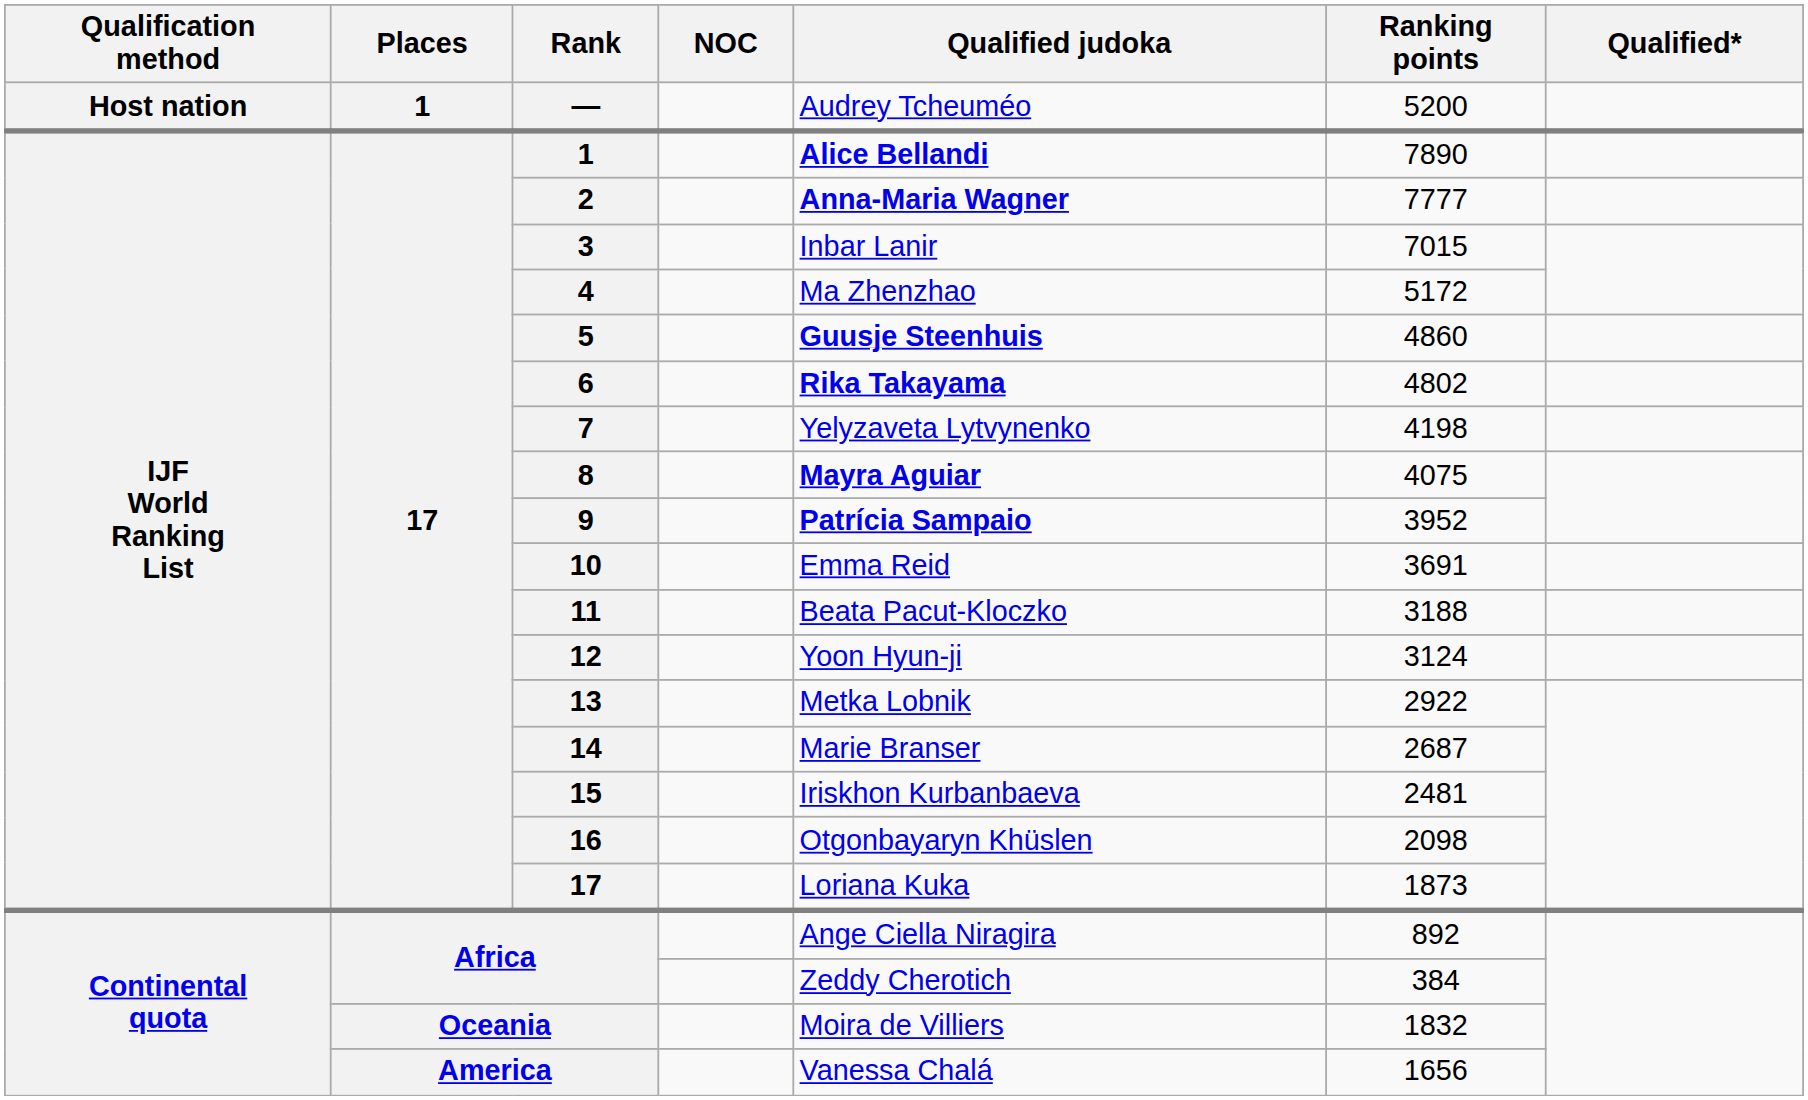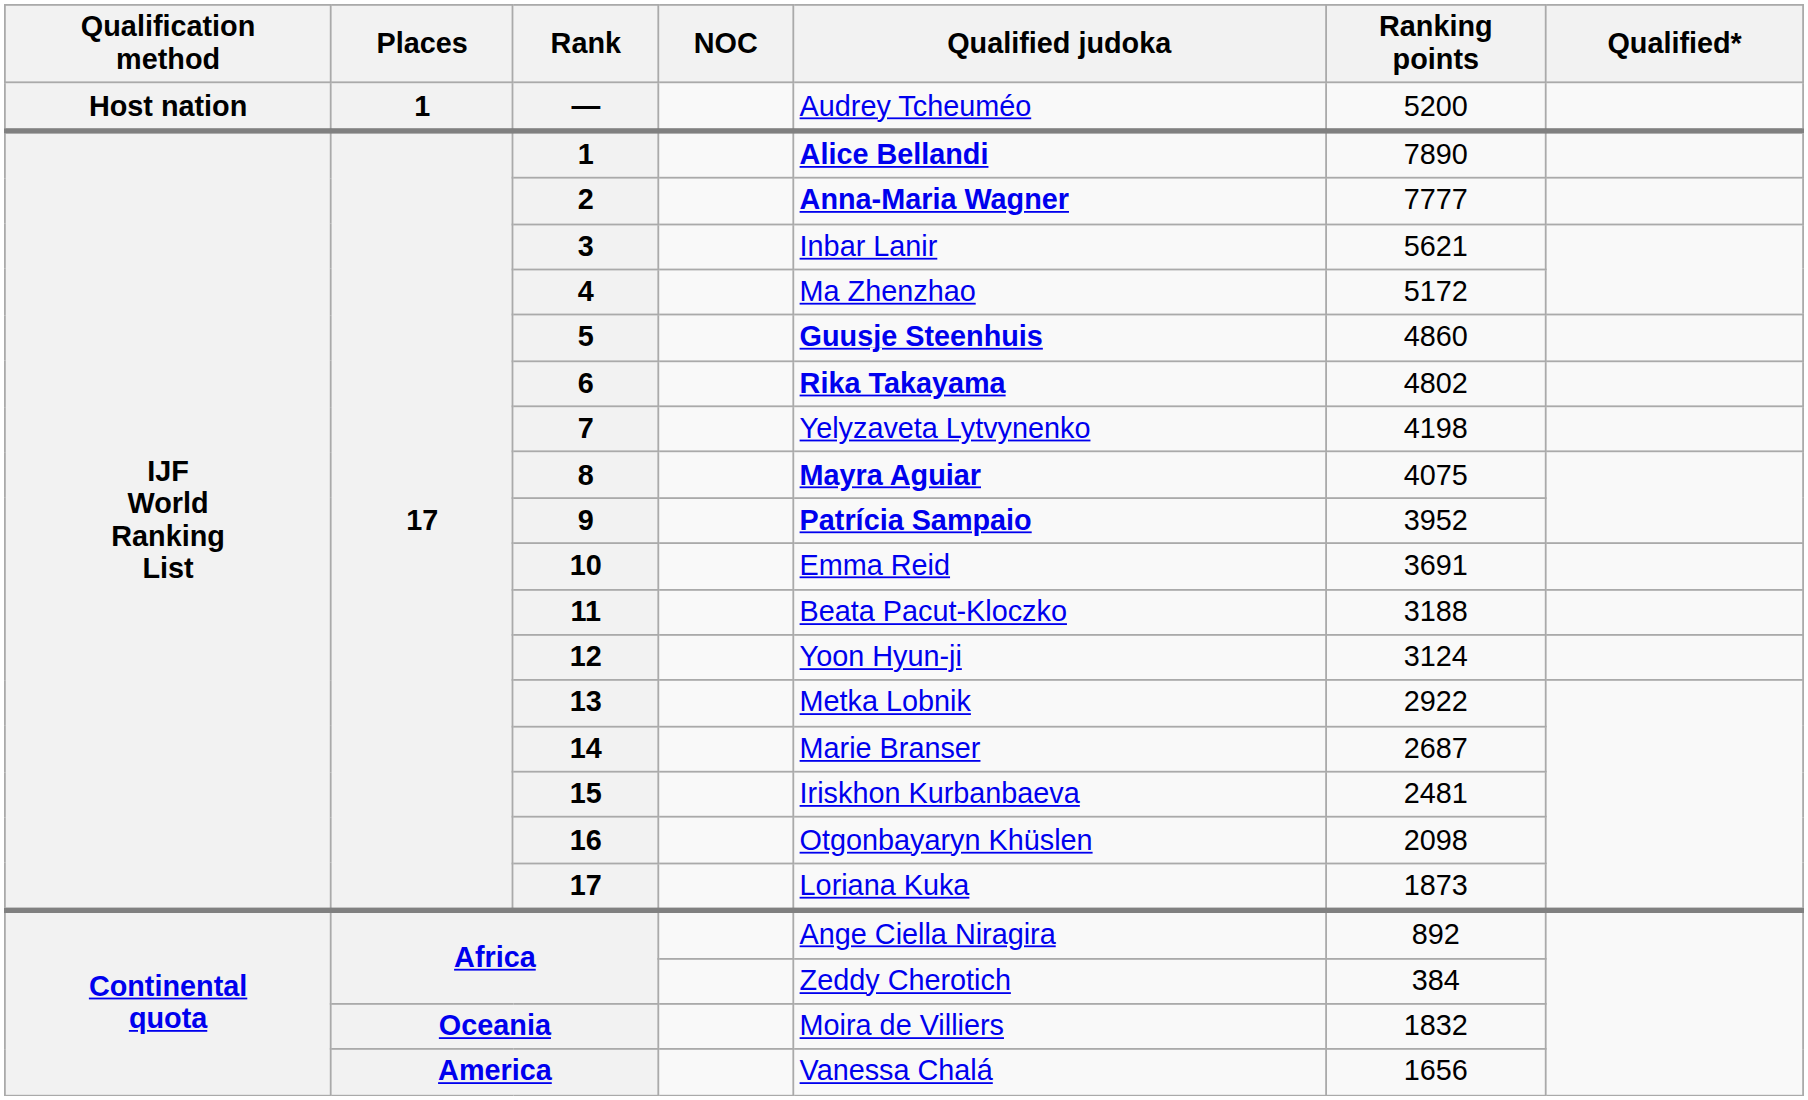(1436, 246) 7015 -> (1436, 246) 5621
